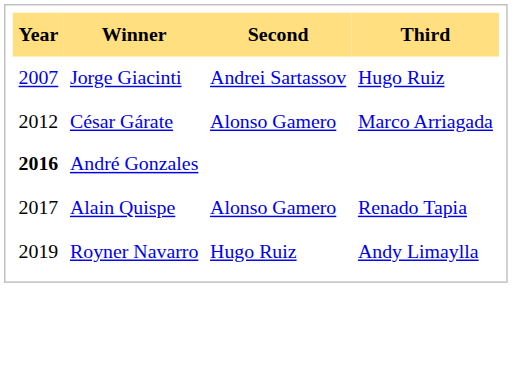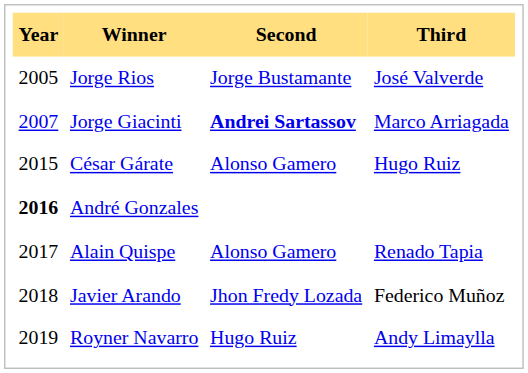+ row: (112, 77)
(278, 77) normal -> (283, 121) bold
(401, 77) Hugo Ruiz -> (441, 121) Marco Arriagada
(38, 121) 2012 -> (38, 164) 2015
(425, 121) Marco Arriagada -> (417, 164) Hugo Ruiz
+ row: (125, 295)
